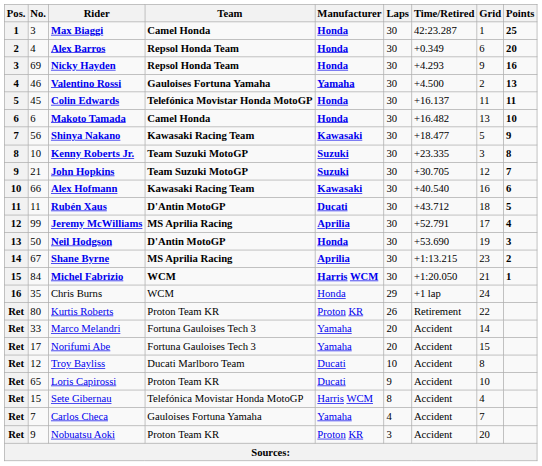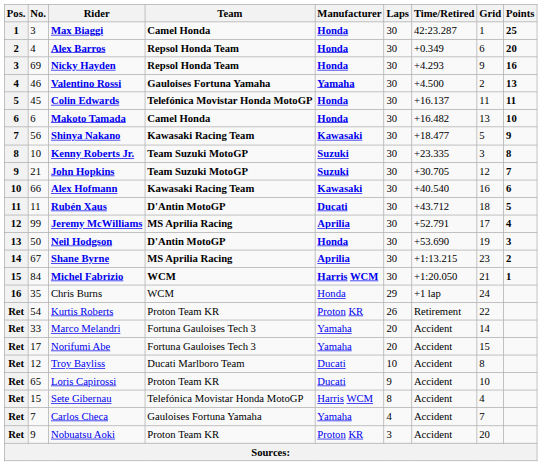(36, 311) 80 -> (36, 311) 54
